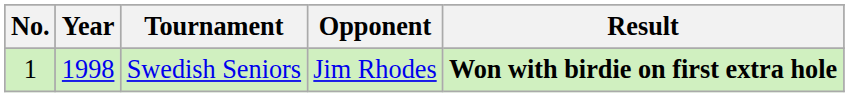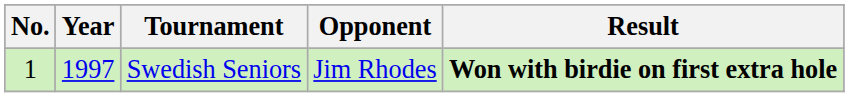(88, 69) 1998 -> (88, 69) 1997
